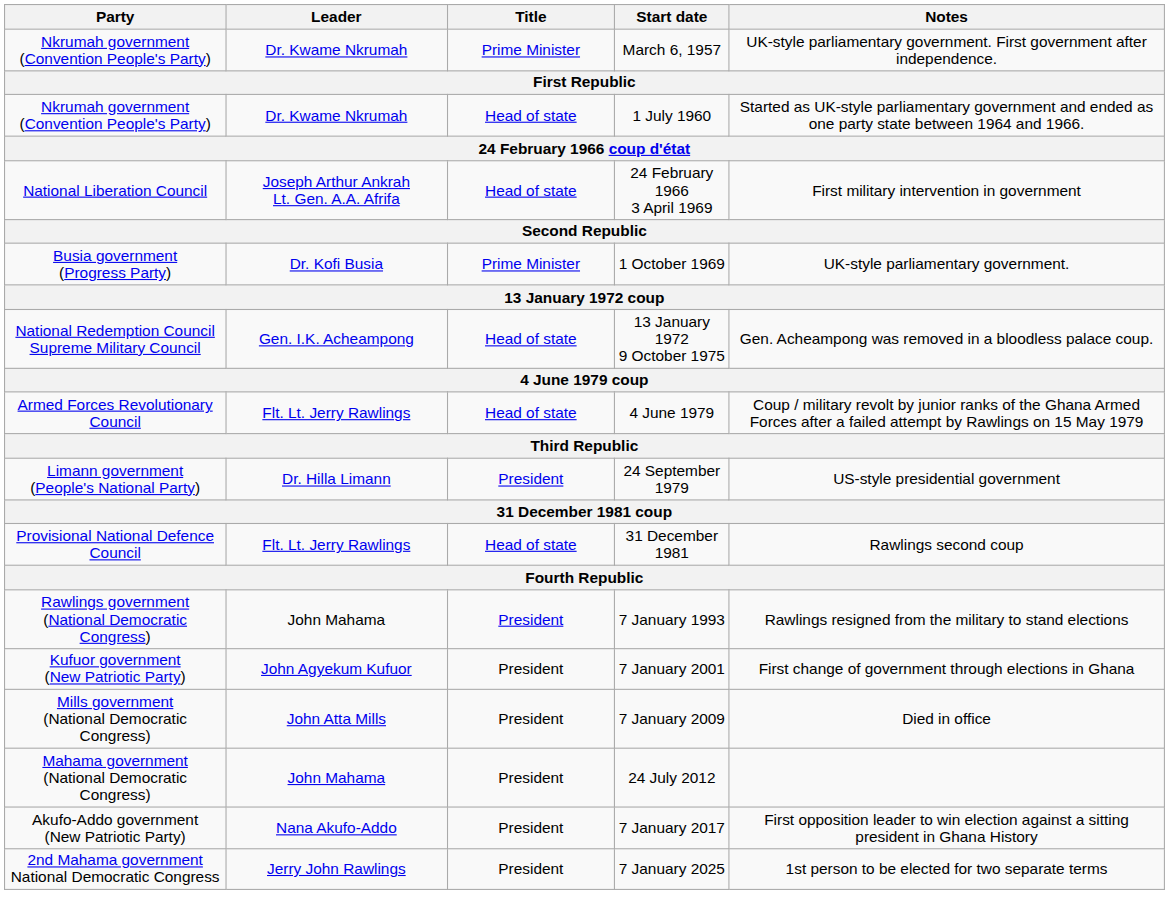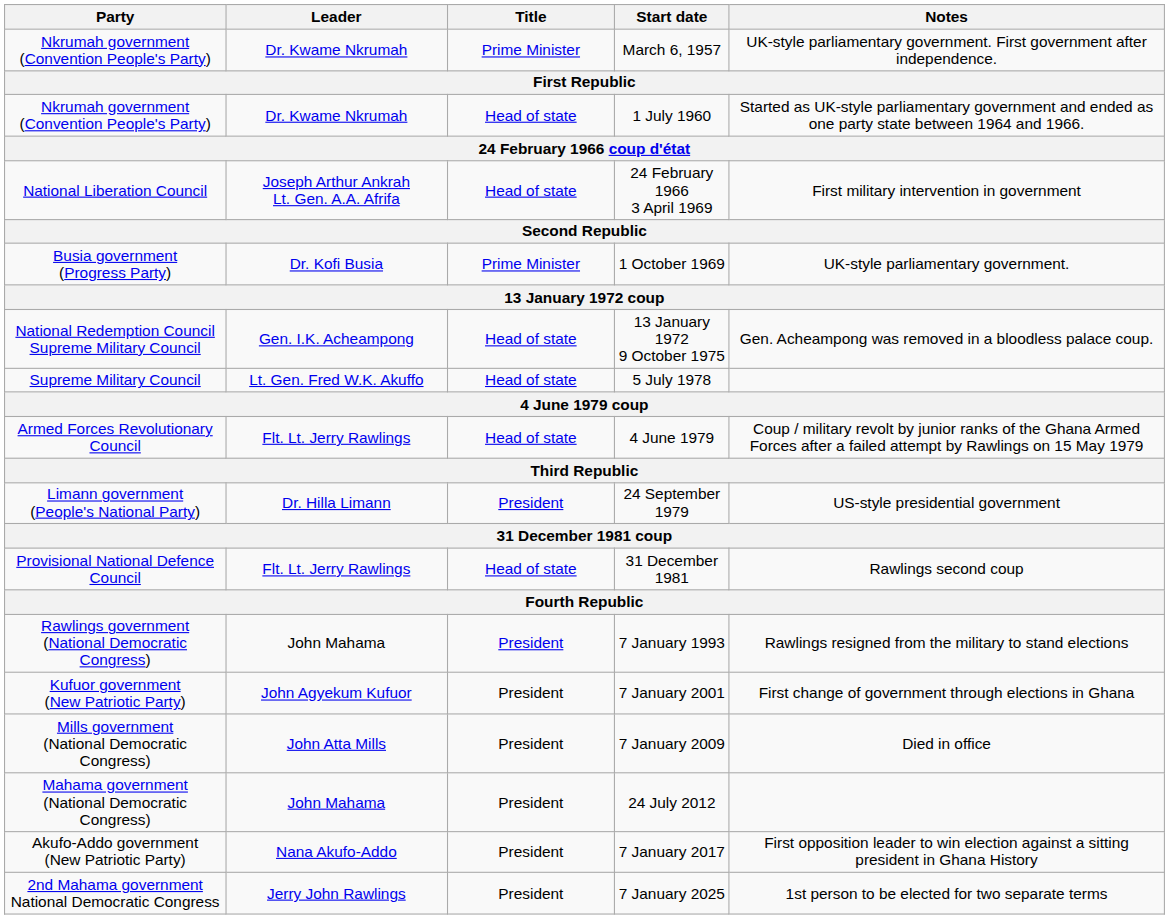+ row: (672, 380)
